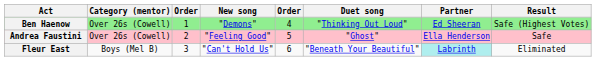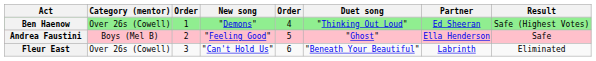(130, 37) Over 26s (Cowell) -> (130, 37) Boys (Mel B)
(130, 50) Boys (Mel B) -> (130, 50) Over 26s (Cowell)
(457, 50) paleturquoise background -> (457, 50) no background
